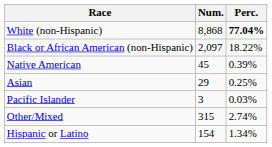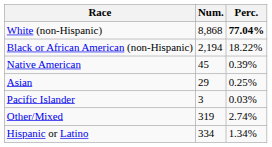(210, 47) 2,097 -> (210, 47) 2,194
(206, 116) 315 -> (206, 116) 319
(206, 133) 154 -> (206, 133) 334
